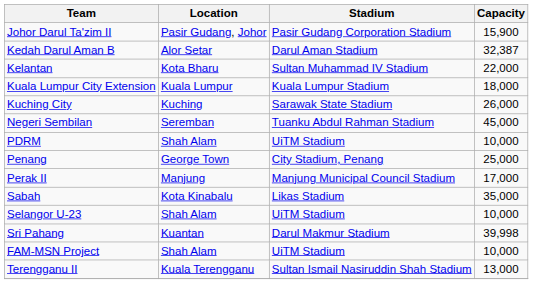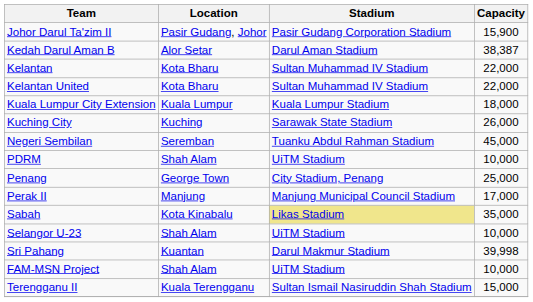(501, 50) 32,387 -> (501, 50) 38,387
+ row: (48, 86)
(308, 196) no background -> (308, 214) khaki background
(501, 269) 13,000 -> (501, 287) 15,000
